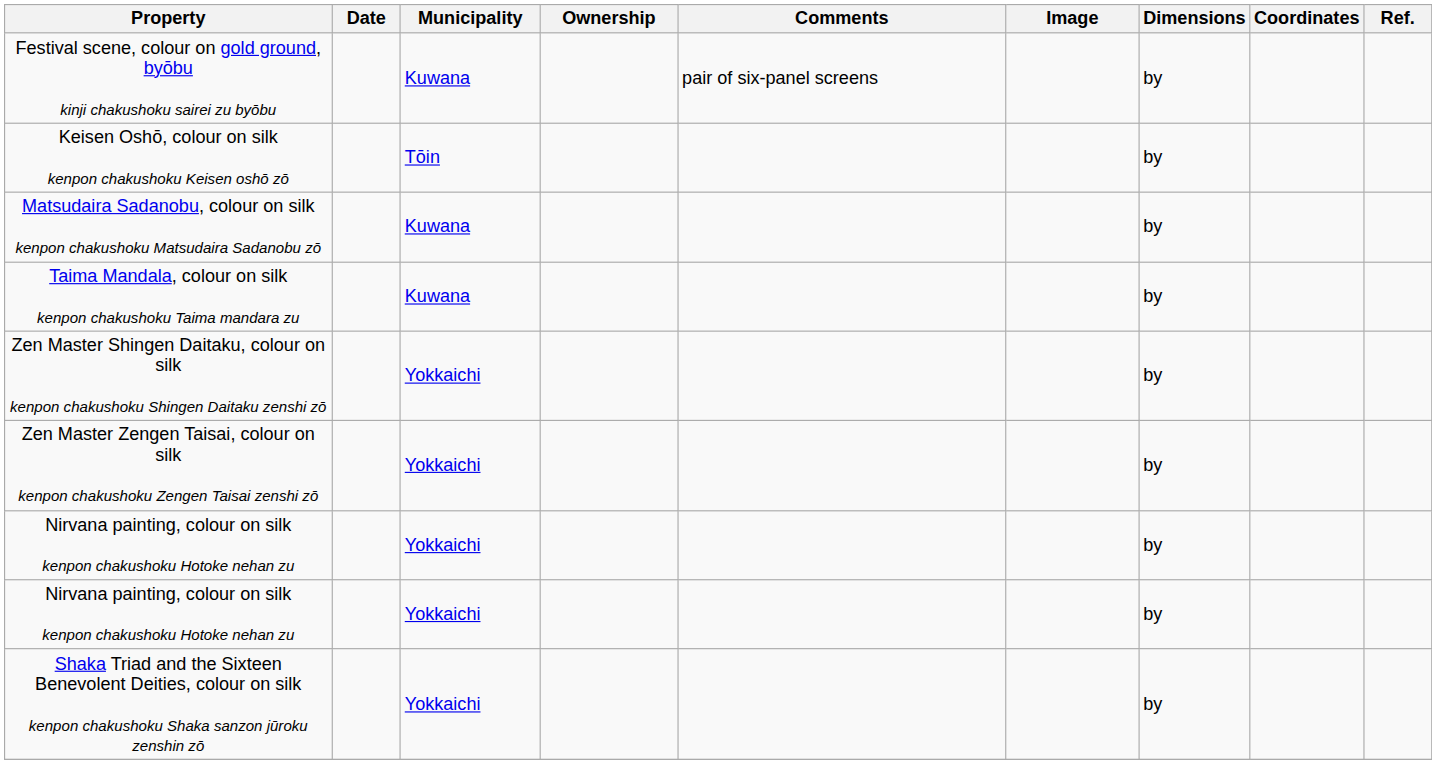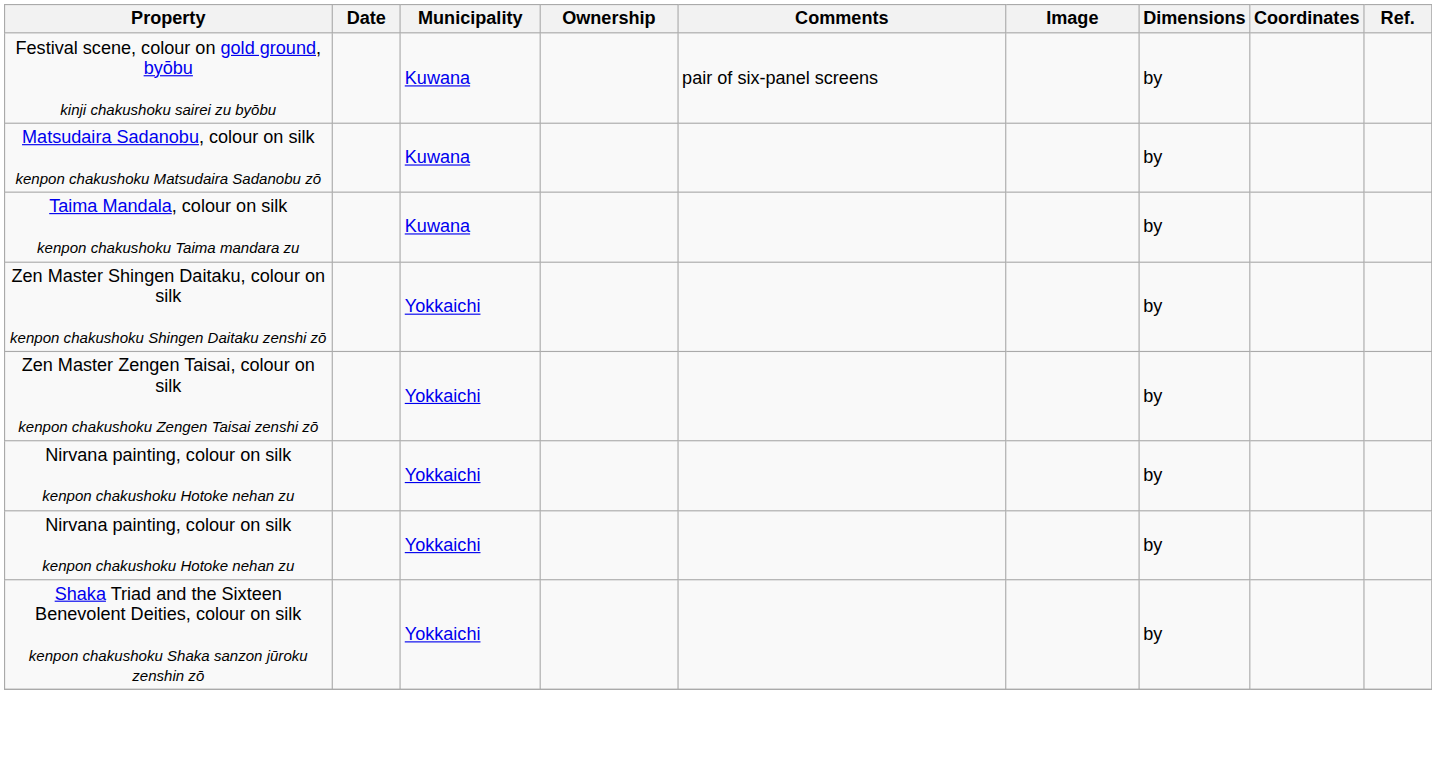- row: (168, 157)
